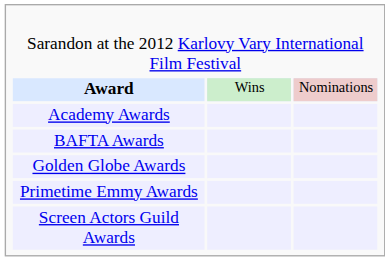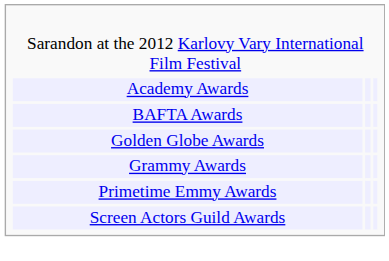- row: (109, 88)
+ row: (188, 165)
